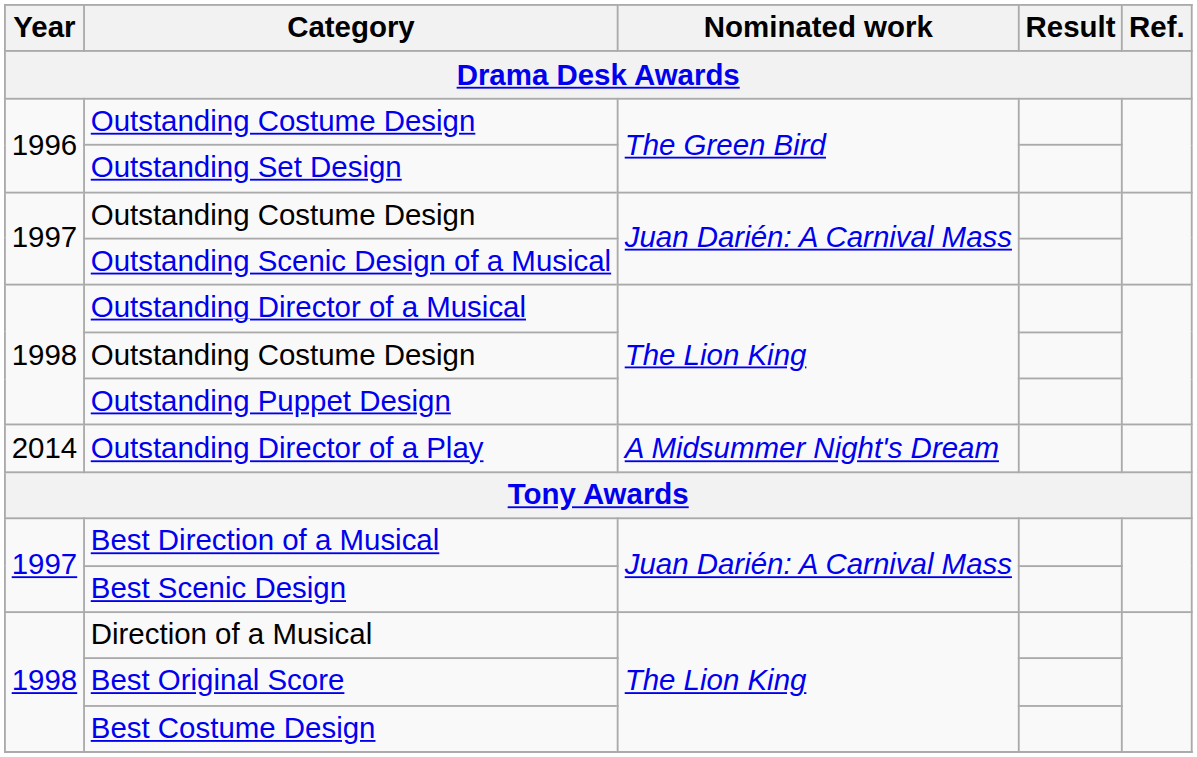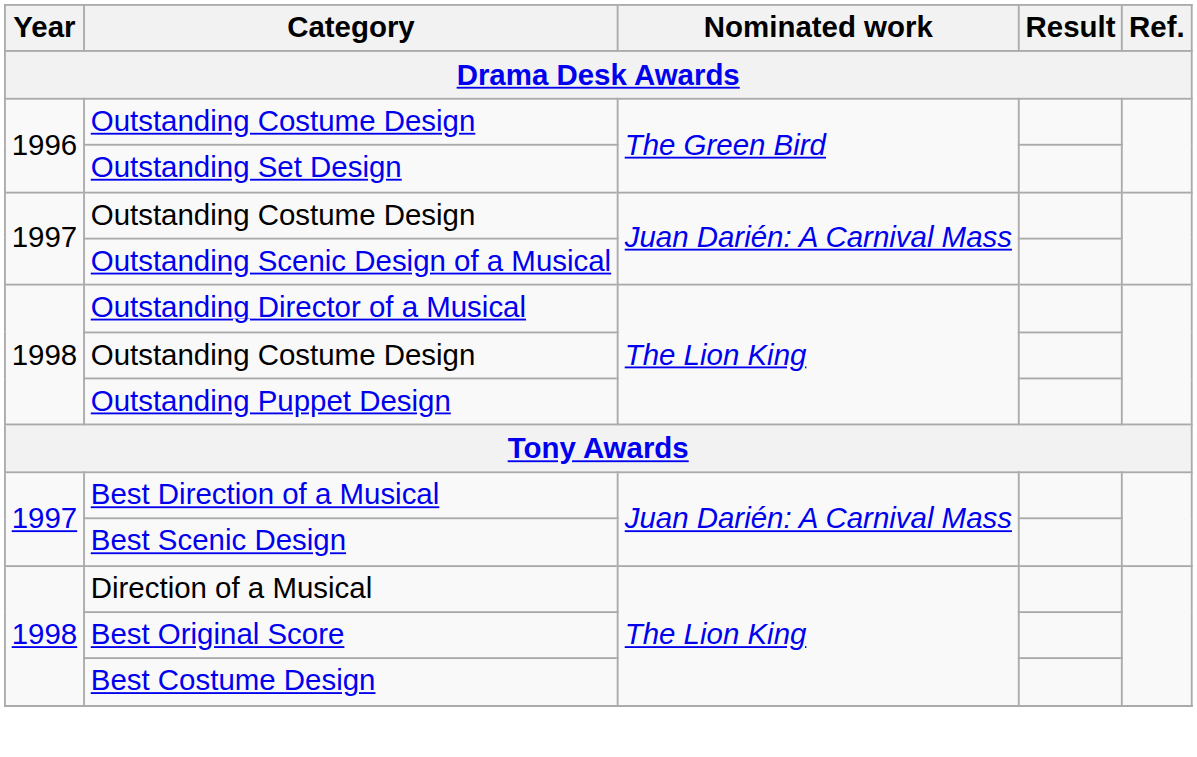- row: (44, 448)
